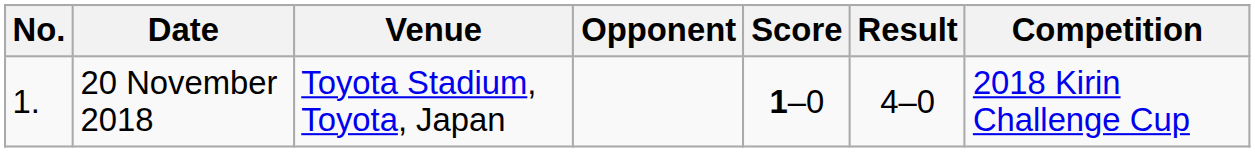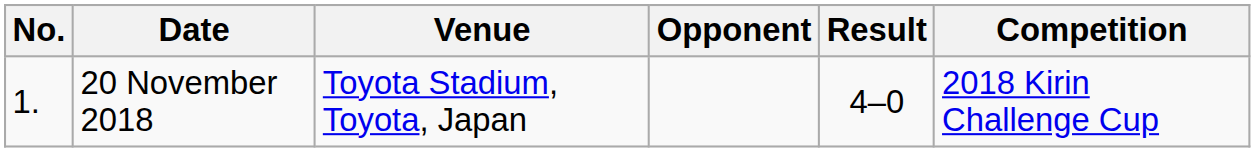- column: (797, 30)
